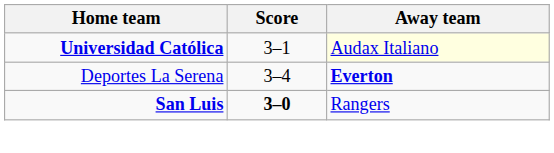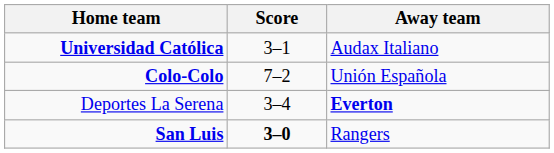(384, 47) lightyellow background -> (384, 47) no background
+ row: (184, 76)
